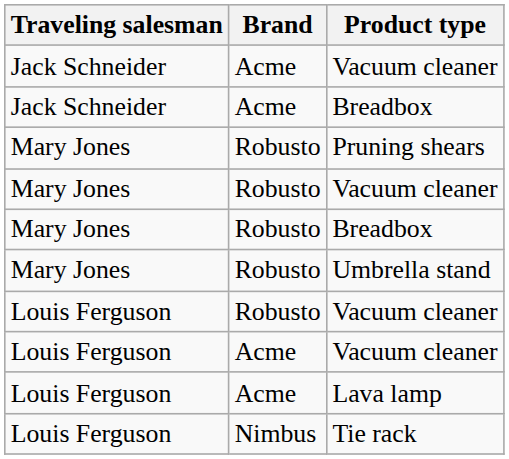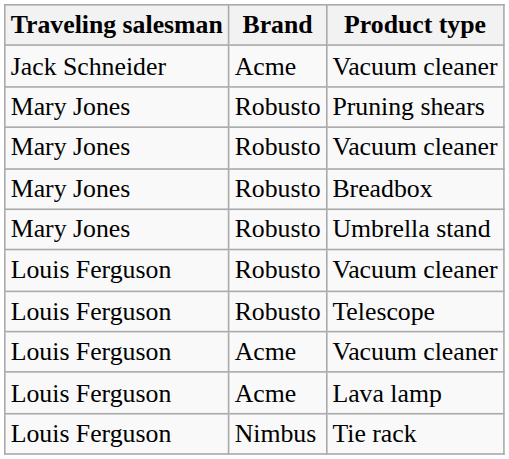- row: (88, 106)
+ row: (91, 310)
